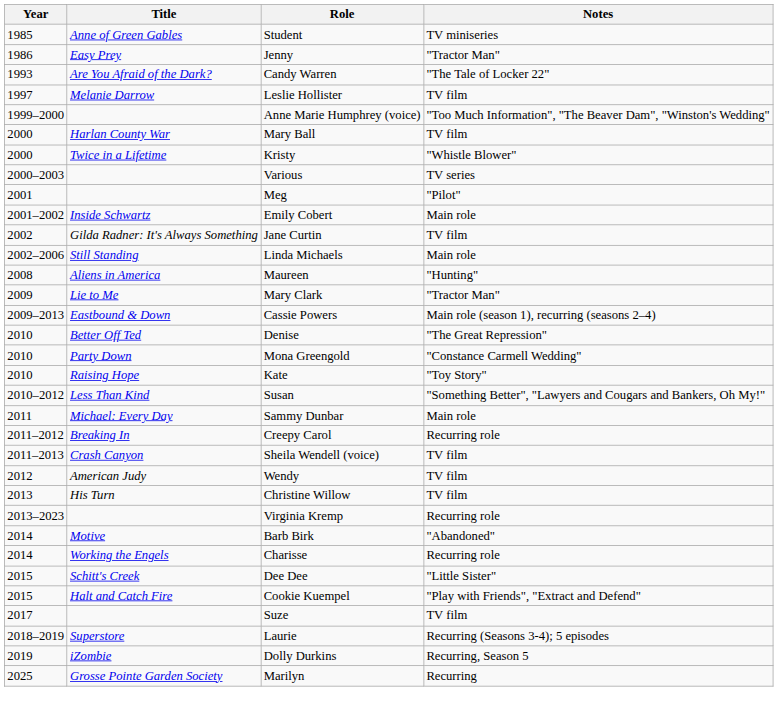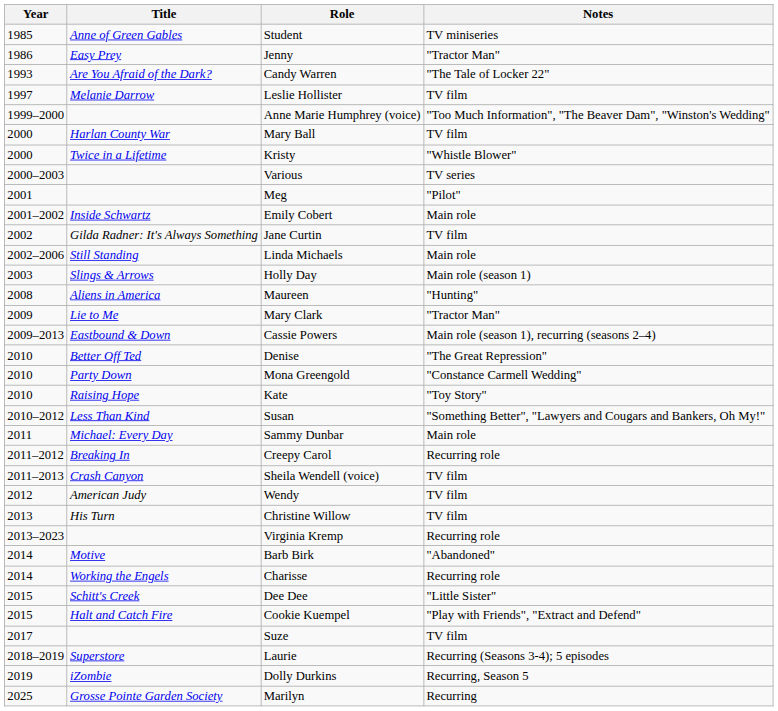+ row: (290, 275)
